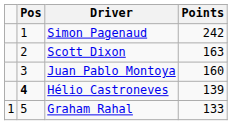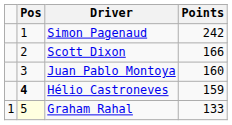(214, 53) 163 -> (214, 53) 166
(214, 91) 139 -> (214, 91) 159
(24, 110) no background -> (24, 110) lightyellow background
